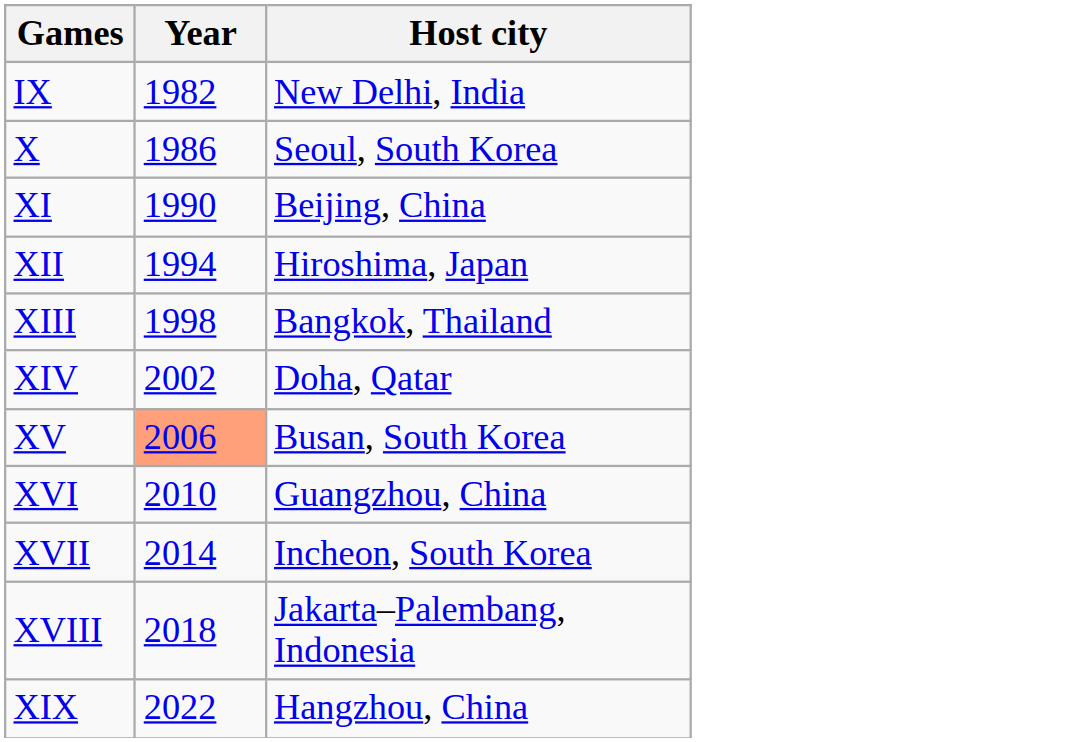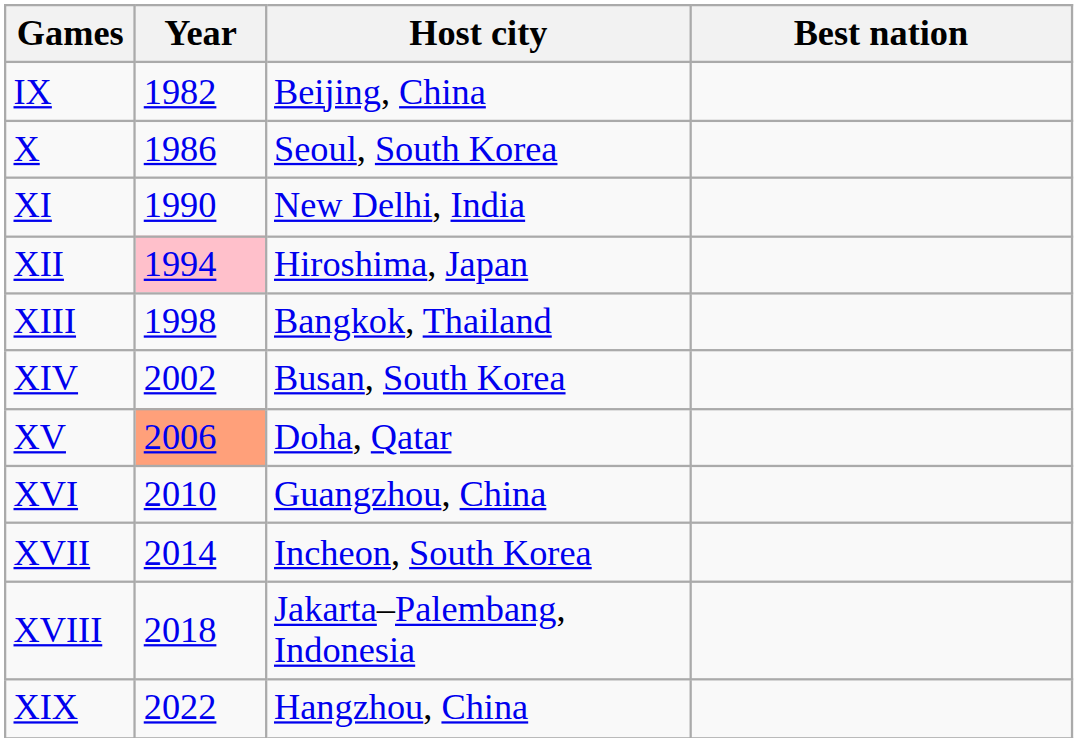+ column: (881, 33)
(400, 90) New Delhi, India -> (380, 90) Beijing, China
(380, 206) Beijing, China -> (400, 206) New Delhi, India
(180, 263) no background -> (180, 263) pink background
(363, 378) Doha, Qatar -> (420, 378) Busan, South Korea
(420, 436) Busan, South Korea -> (363, 436) Doha, Qatar
